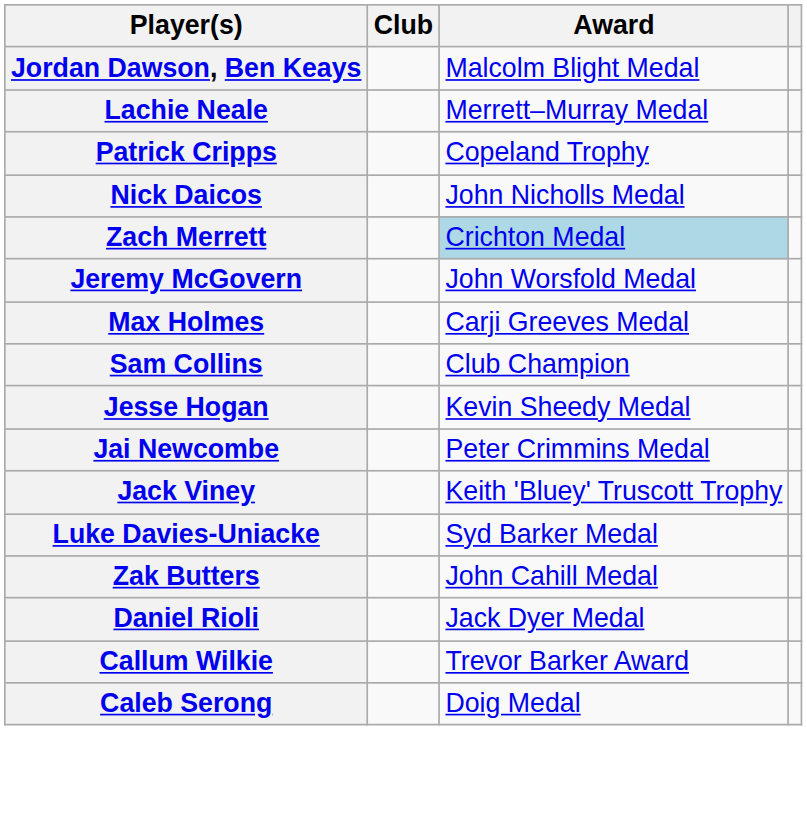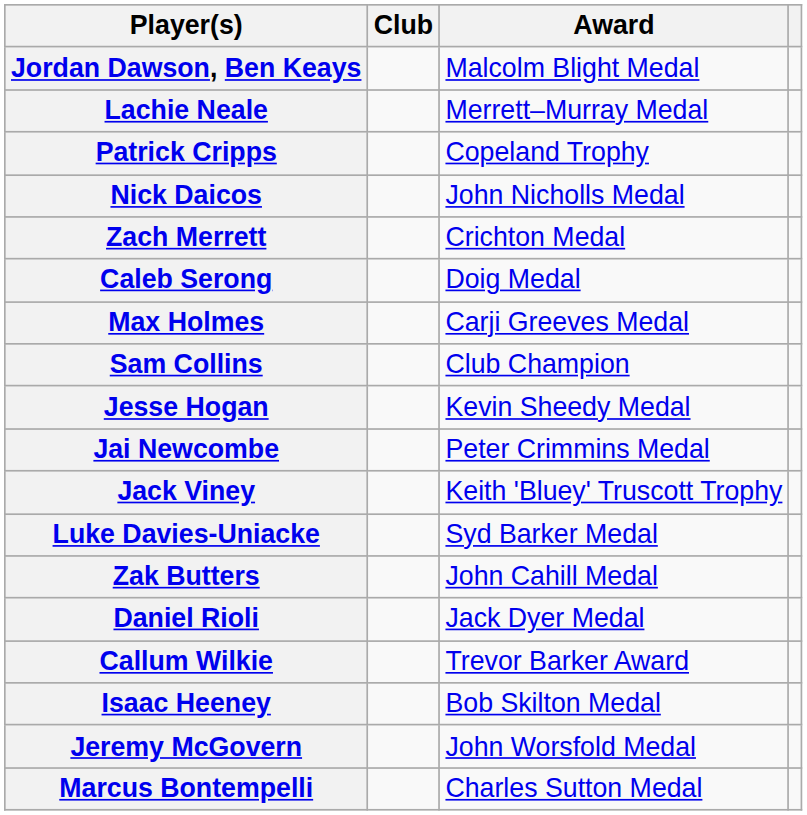(535, 237) lightblue background -> (535, 237) no background
rows swapped: (186, 703) <-> (186, 279)
+ row: (186, 703)
+ row: (186, 788)
